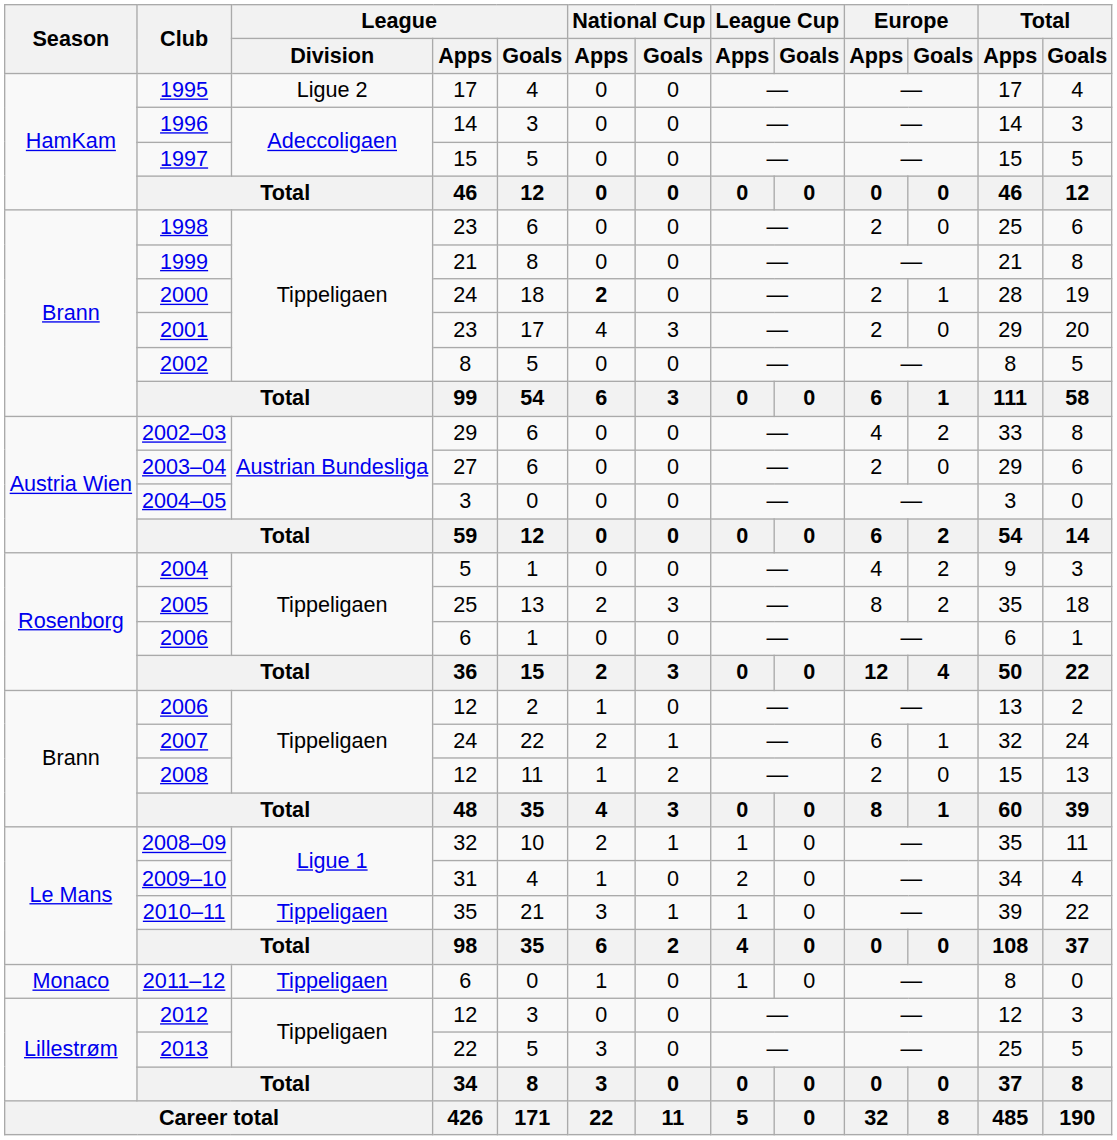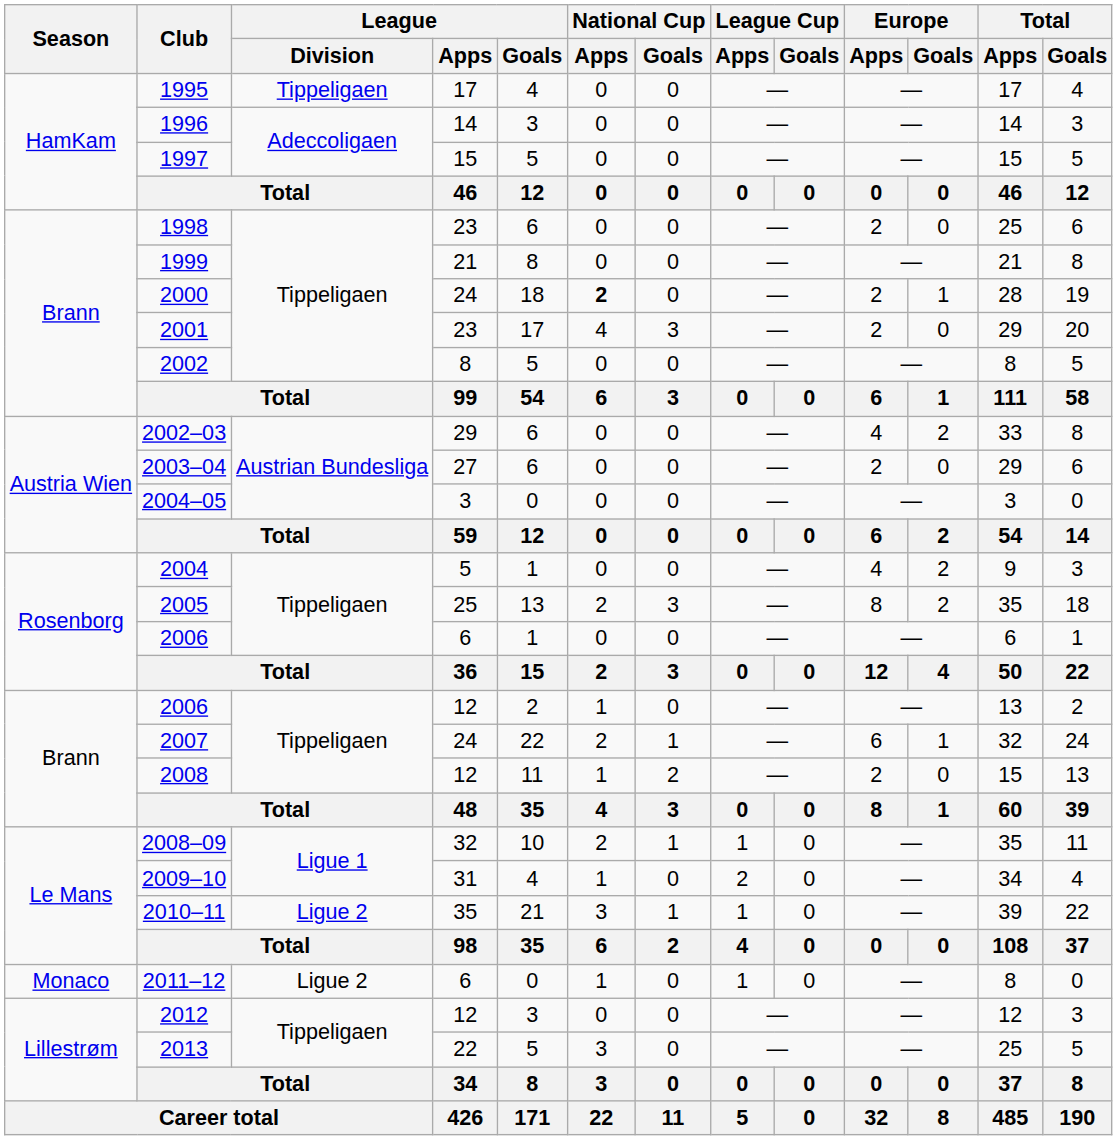(332, 90) Ligue 2 -> (332, 90) Tippeligaen
(332, 912) Tippeligaen -> (332, 912) Ligue 2
(332, 980) Tippeligaen -> (332, 980) Ligue 2
